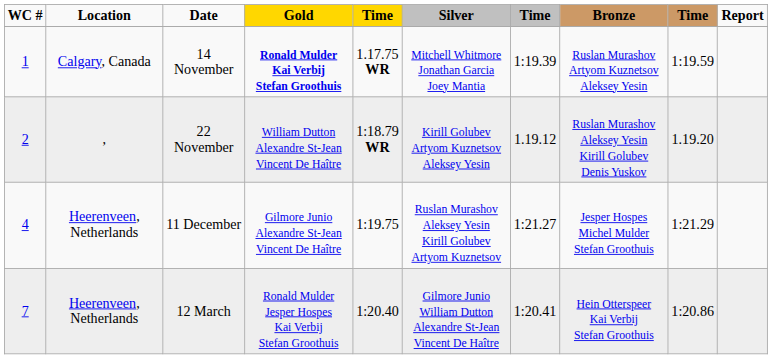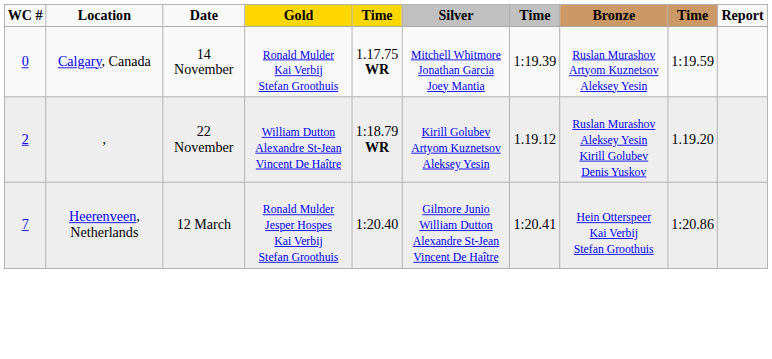(25, 61) 1 -> (25, 61) 0
(299, 69) bold -> (299, 70) normal
- row: (204, 225)
